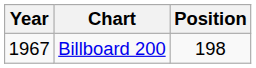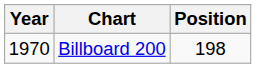(29, 48) 1967 -> (29, 48) 1970
